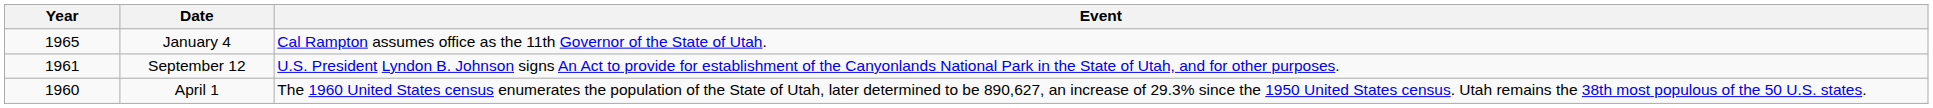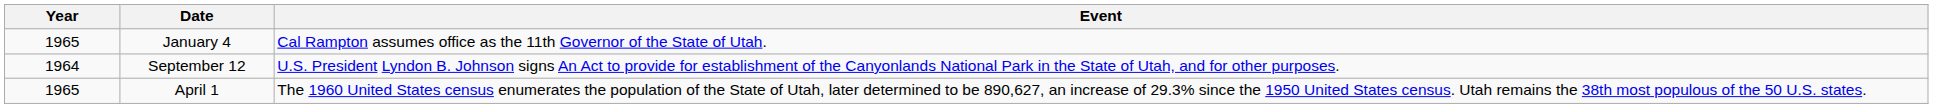(62, 66) 1961 -> (62, 66) 1964
(62, 90) 1960 -> (62, 90) 1965
